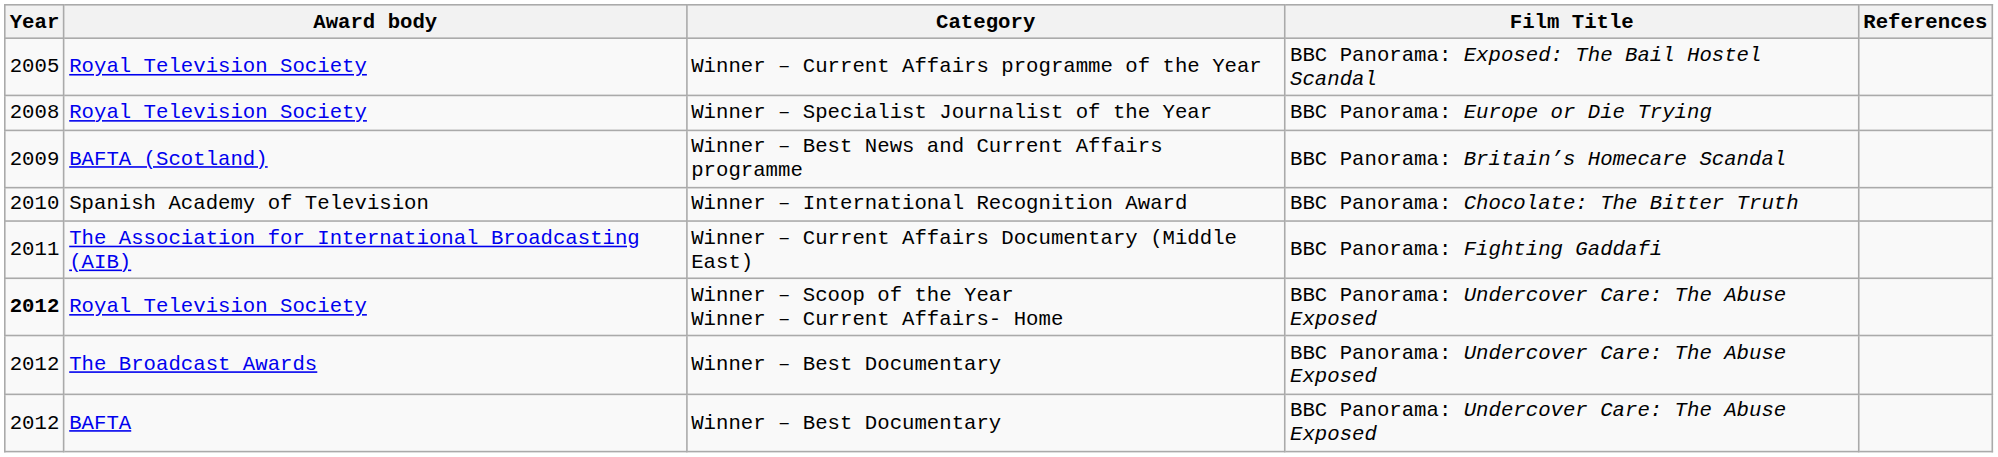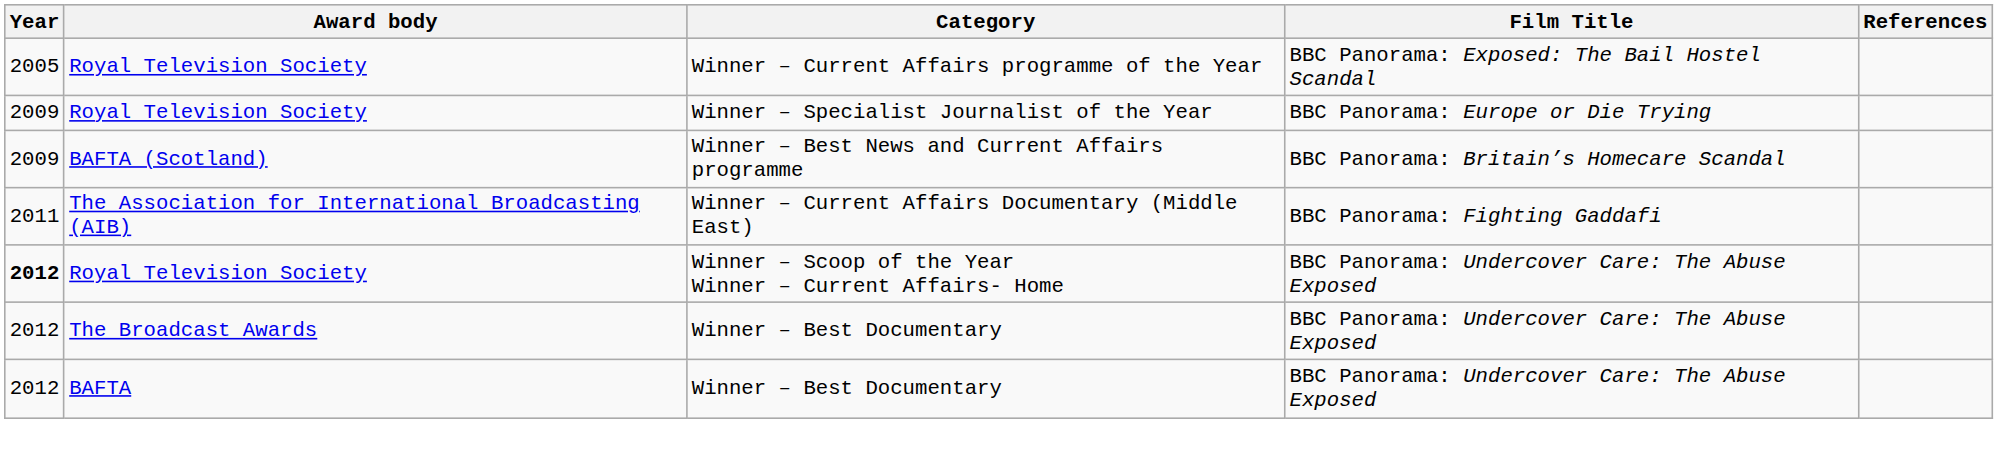(35, 113) 2008 -> (35, 113) 2009
- row: (249, 204)
